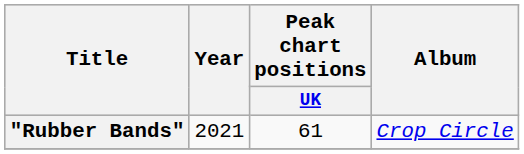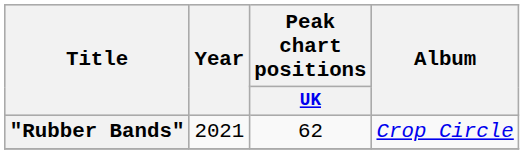(310, 132) 61 -> (310, 132) 62
